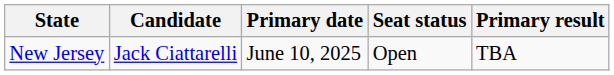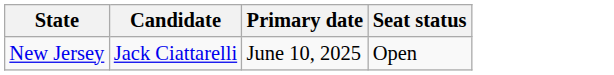- column: (540, 20)
